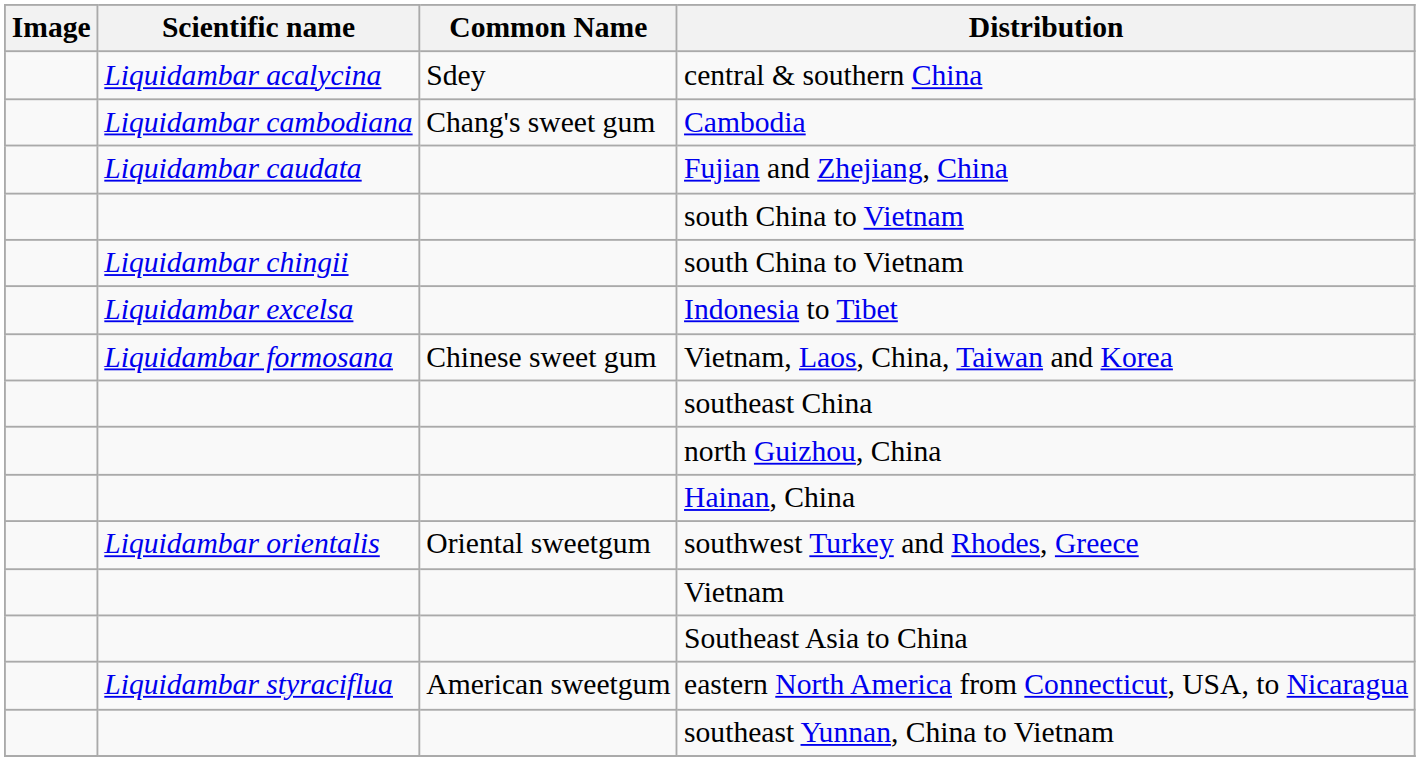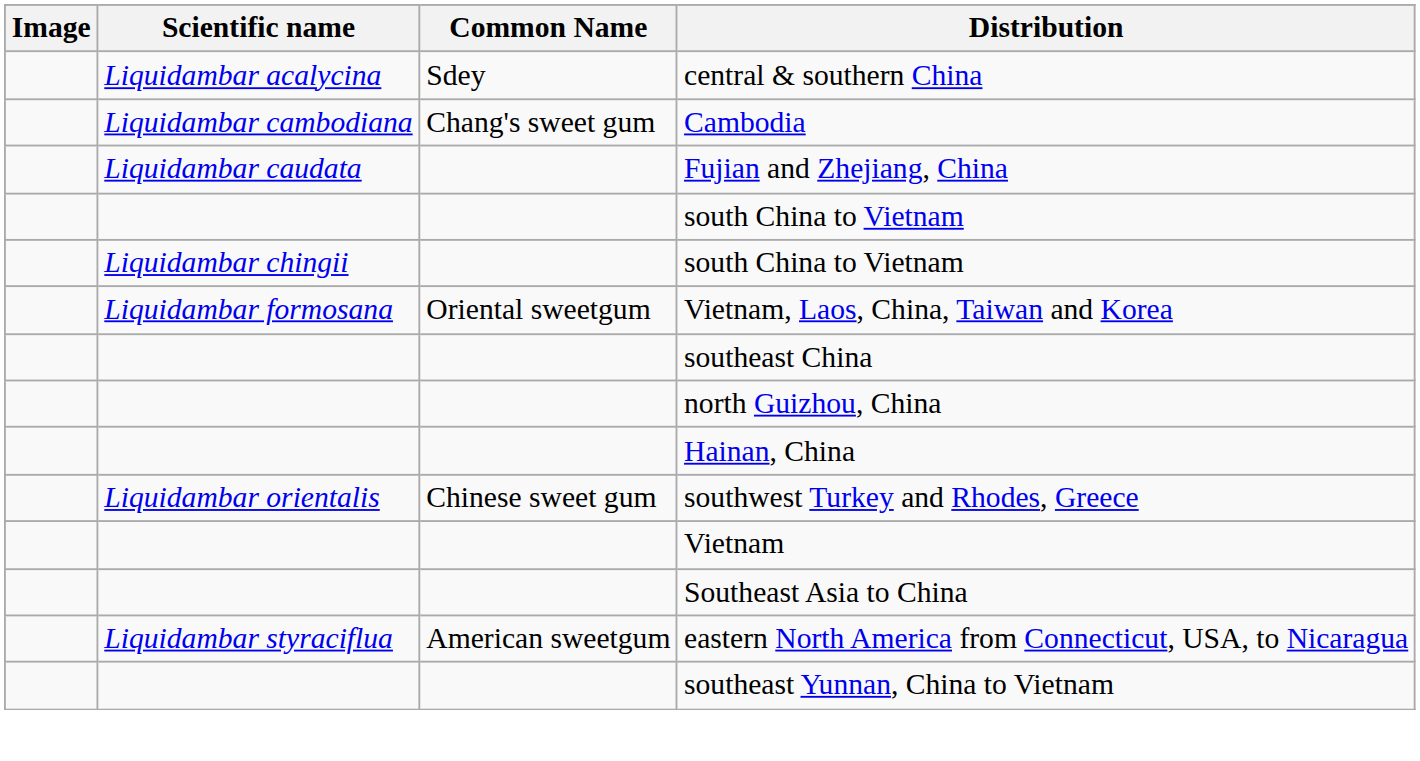- row: (229, 309)
(541, 356) Chinese sweet gum -> (538, 309) Oriental sweetgum
(538, 544) Oriental sweetgum -> (541, 497) Chinese sweet gum
